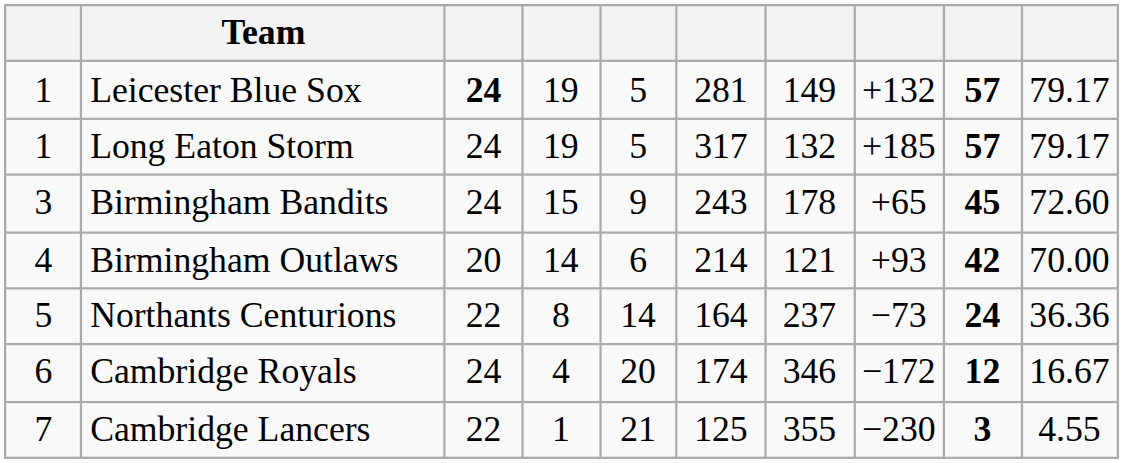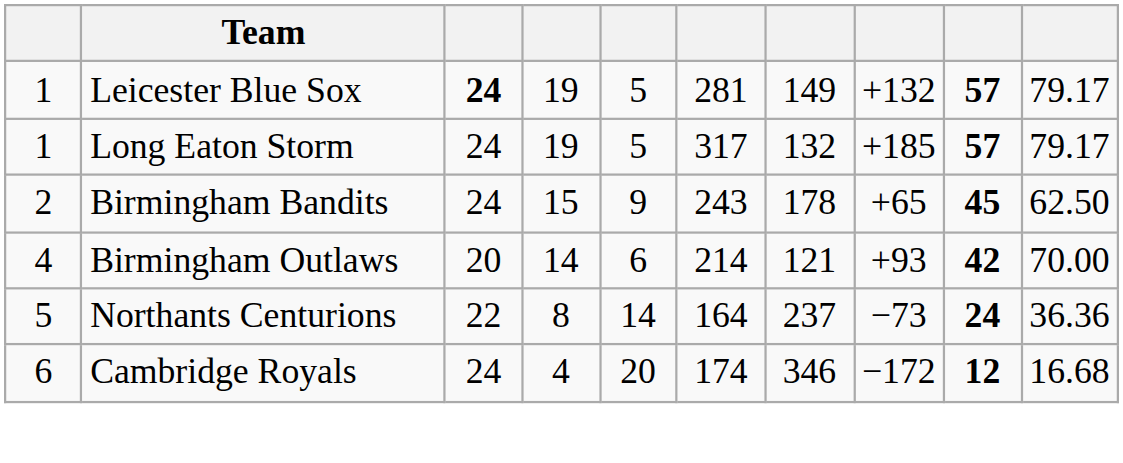(44, 202) 3 -> (44, 202) 2
(1069, 202) 72.60 -> (1069, 202) 62.50
(1069, 372) 16.67 -> (1069, 372) 16.68
- row: (230, 428)
